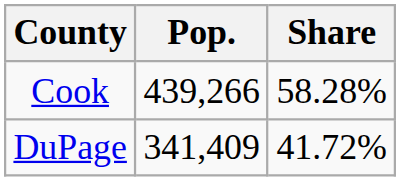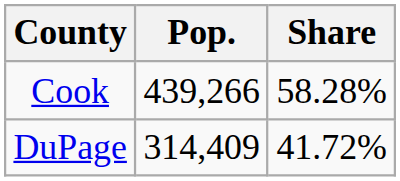(202, 146) 341,409 -> (202, 146) 314,409
